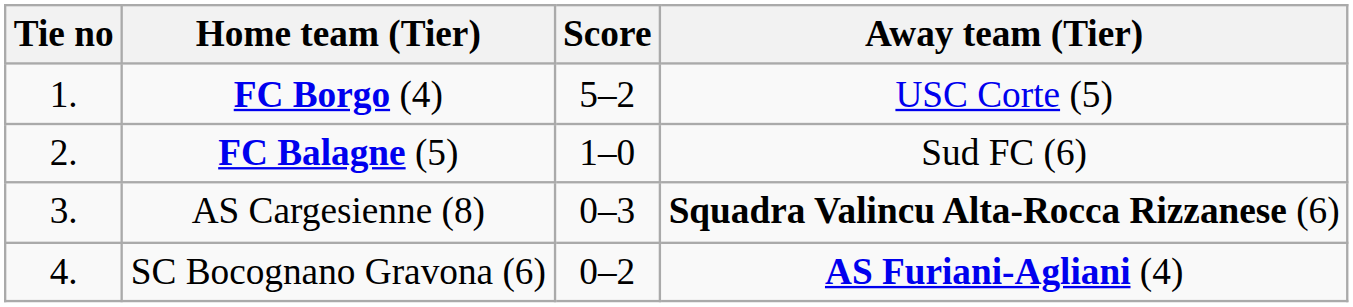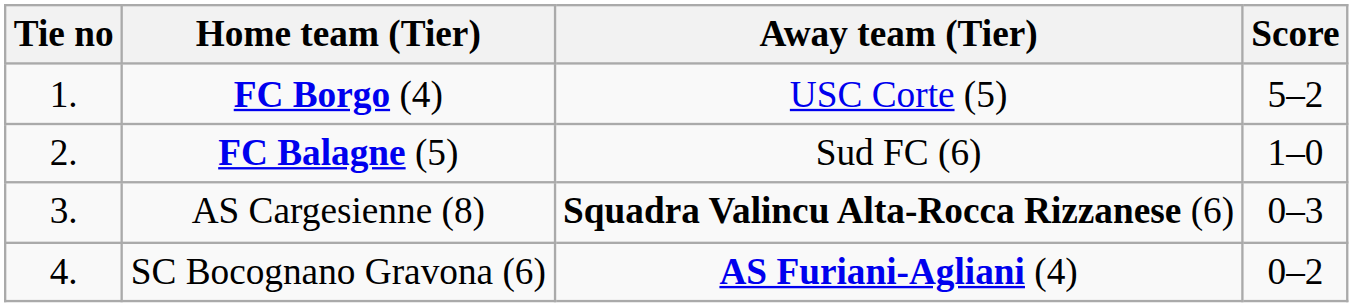columns swapped: (607, 34) <-> (1004, 34)
